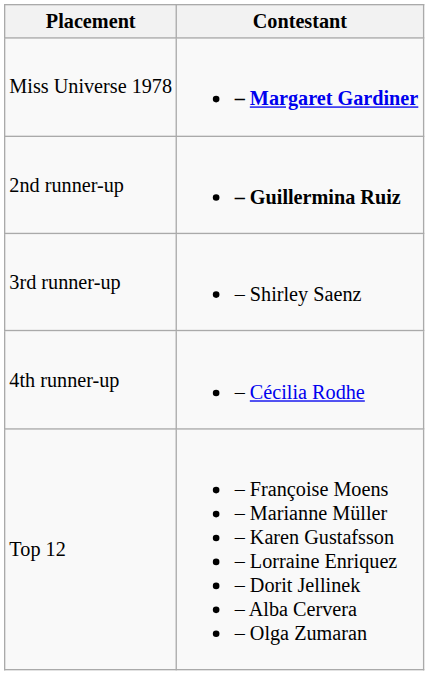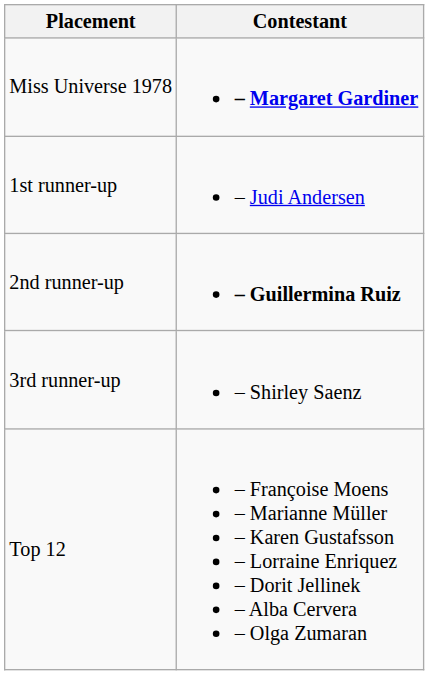+ row: (63, 184)
- row: (64, 379)
